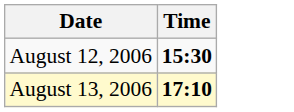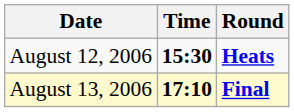+ column: (253, 21)
